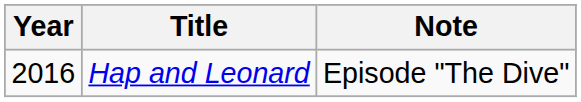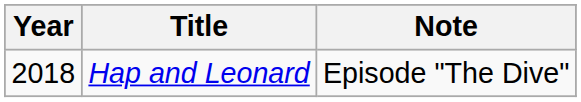(43, 72) 2016 -> (43, 72) 2018
